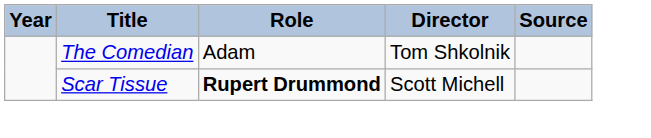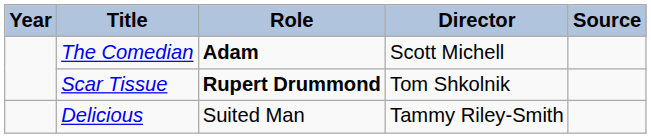(229, 52) normal -> (231, 52) bold
(450, 52) Tom Shkolnik -> (447, 52) Scott Michell
(447, 84) Scott Michell -> (450, 84) Tom Shkolnik
+ row: (102, 116)
